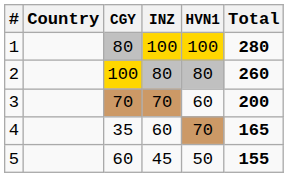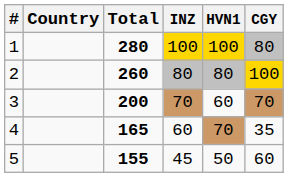columns swapped: (123, 19) <-> (254, 19)
